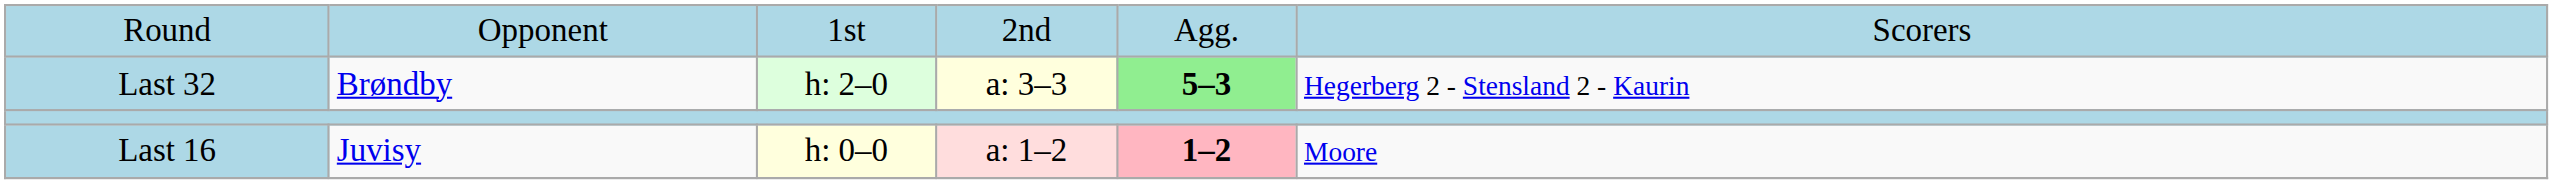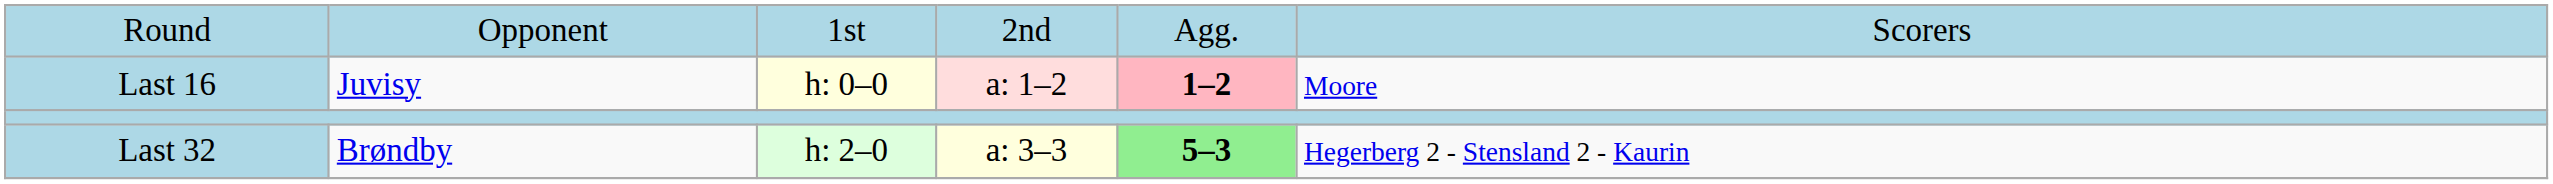rows swapped: (167, 82) <-> (167, 150)
